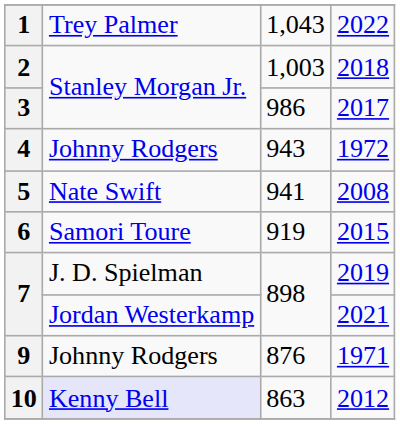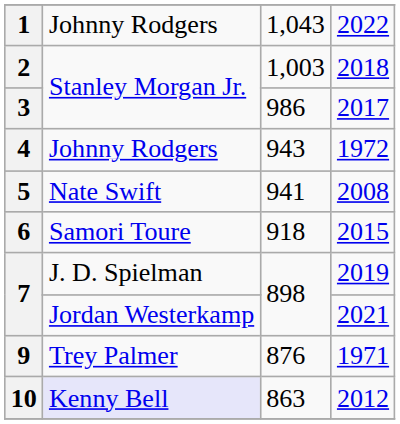(113, 25) Trey Palmer -> (133, 25) Johnny Rodgers
(286, 231) 919 -> (286, 231) 918
(133, 356) Johnny Rodgers -> (113, 356) Trey Palmer
